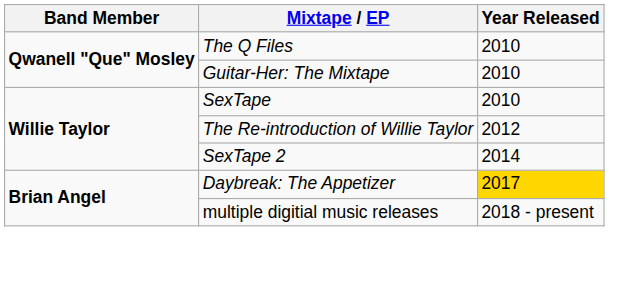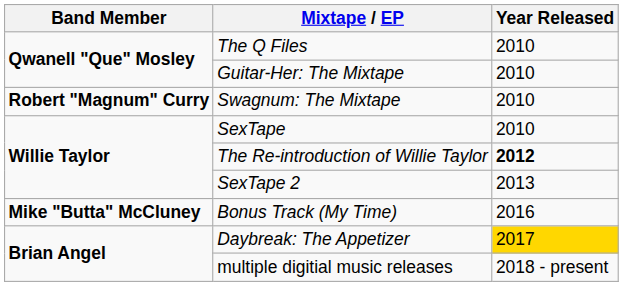+ row: (309, 101)
(501, 128) normal -> (515, 156) bold
(501, 156) 2014 -> (515, 184) 2013
+ row: (307, 211)
